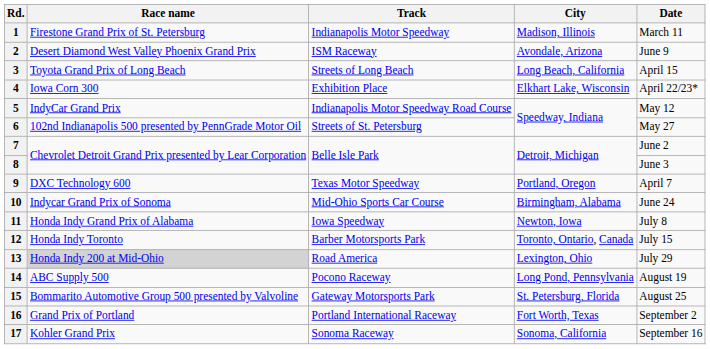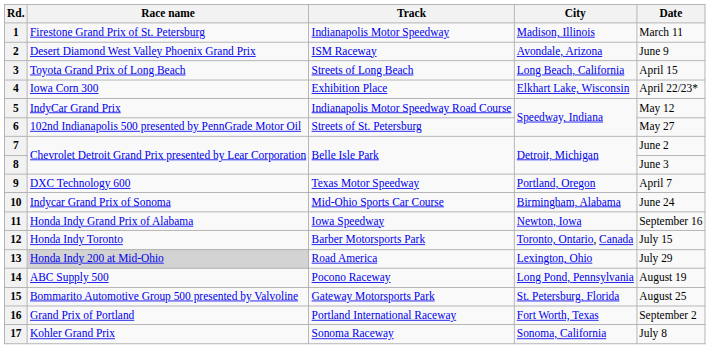(653, 220) July 8 -> (671, 220) September 16
(671, 333) September 16 -> (653, 333) July 8
